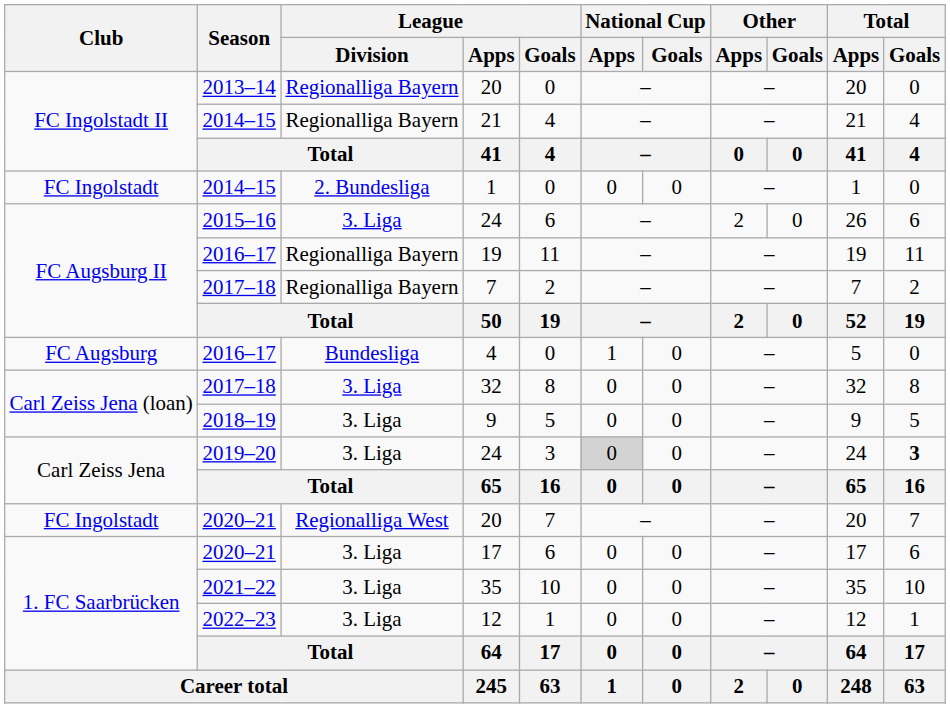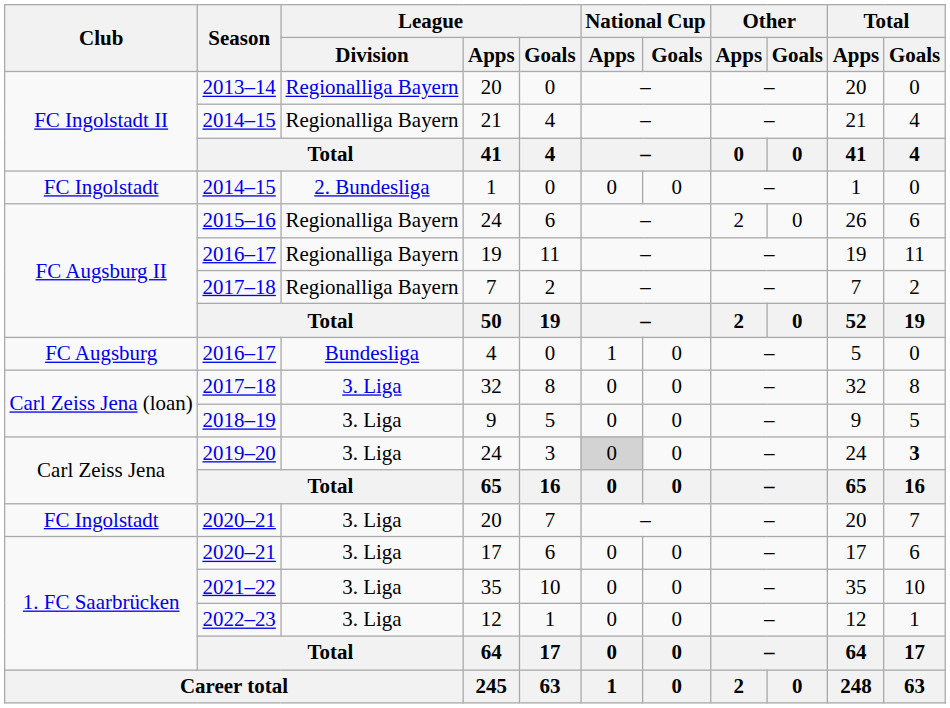(372, 220) 3. Liga -> (372, 220) Regionalliga Bayern
(372, 519) Regionalliga West -> (372, 519) 3. Liga
